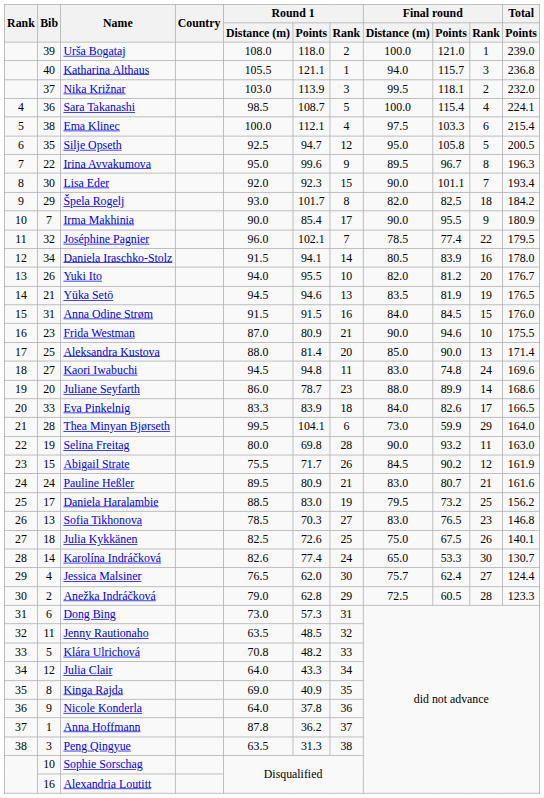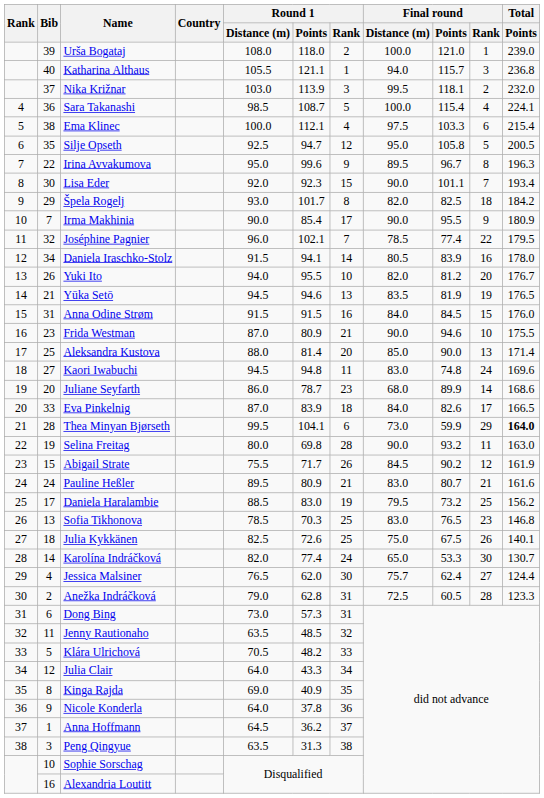(398, 389) 88.0 -> (398, 389) 68.0
(258, 408) 83.3 -> (258, 408) 87.0
(521, 426) normal -> (521, 426) bold
(346, 520) 27 -> (346, 520) 25
(258, 558) 82.6 -> (258, 558) 82.0
(346, 595) 29 -> (346, 595) 31
(258, 652) 70.8 -> (258, 652) 70.5
(258, 727) 87.8 -> (258, 727) 64.5
